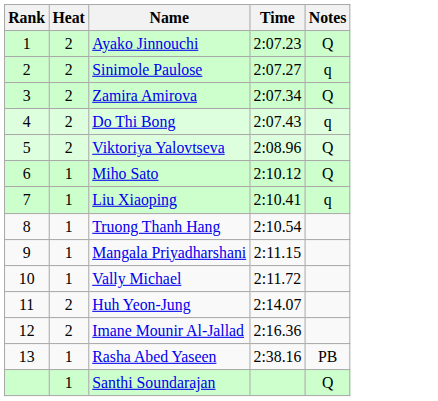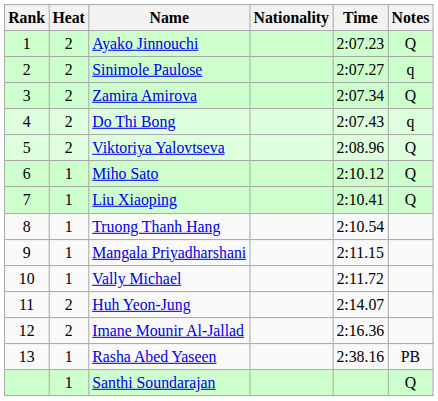+ column: (291, 17)
(328, 200) q -> (410, 200) Q
